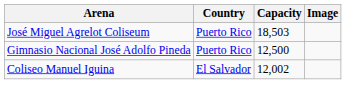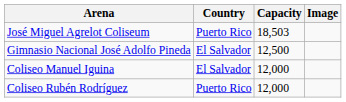(224, 50) Puerto Rico -> (223, 50) El Salvador
(273, 69) 12,002 -> (273, 69) 12,000
+ row: (67, 87)
